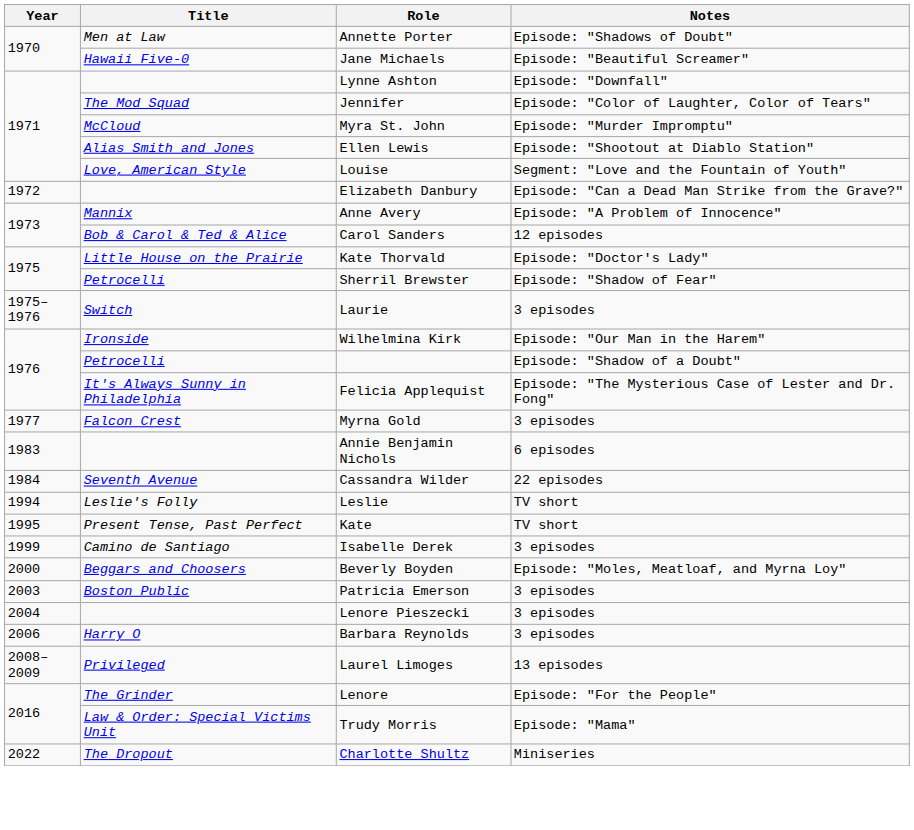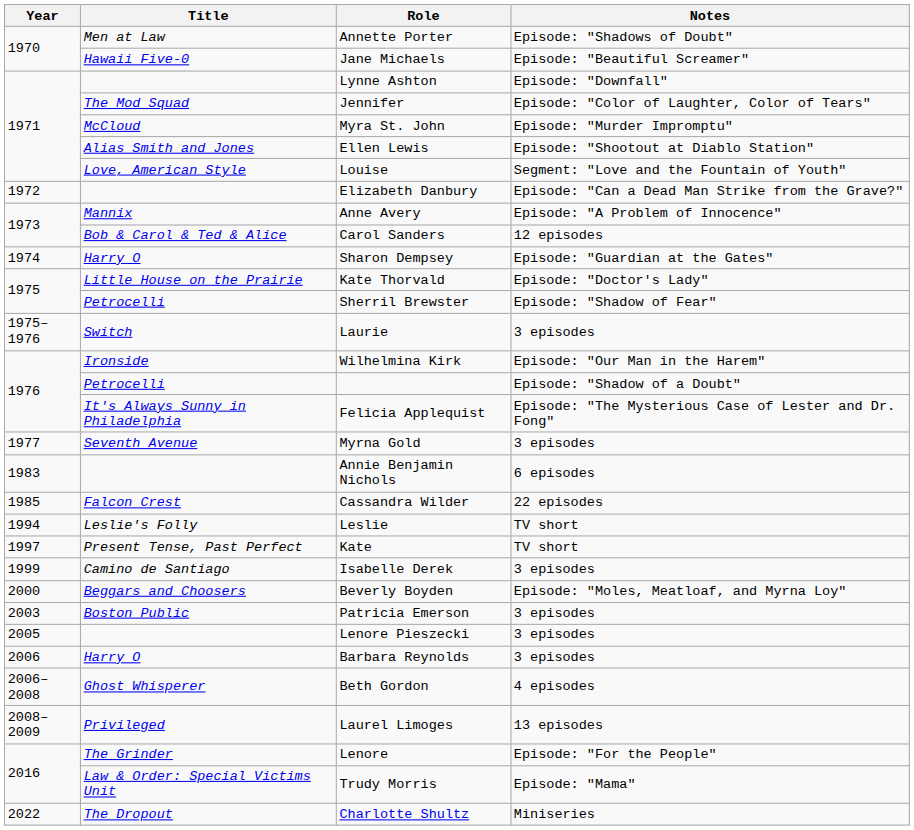+ row: (396, 258)
(132, 421) Falcon Crest -> (140, 443) Seventh Avenue
(24, 481) 1984 -> (24, 503) 1985
(140, 481) Seventh Avenue -> (132, 503) Falcon Crest
(24, 525) 1995 -> (24, 547) 1997
(24, 613) 2004 -> (24, 635) 2005
+ row: (384, 687)
